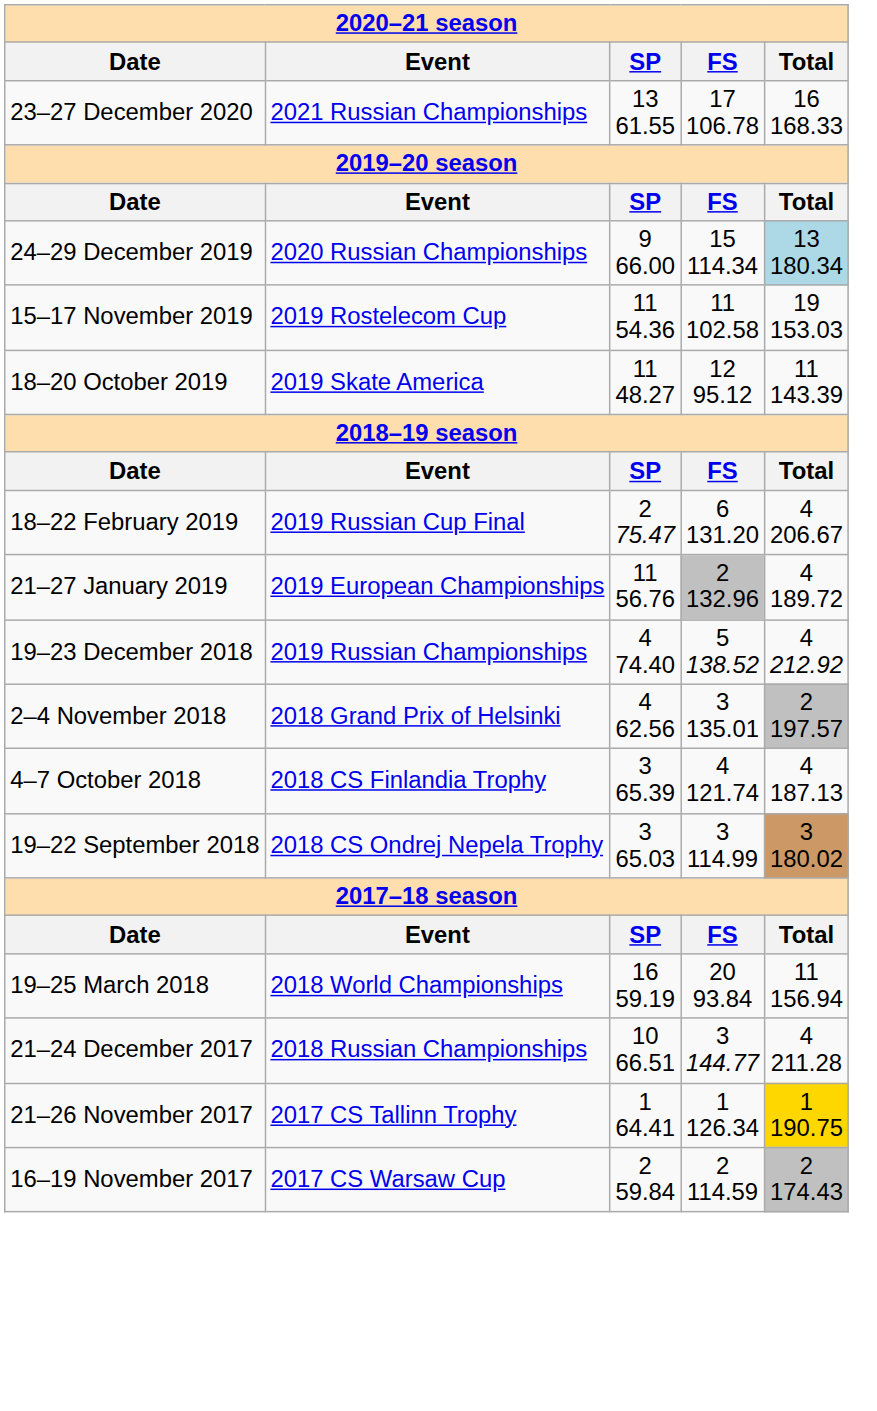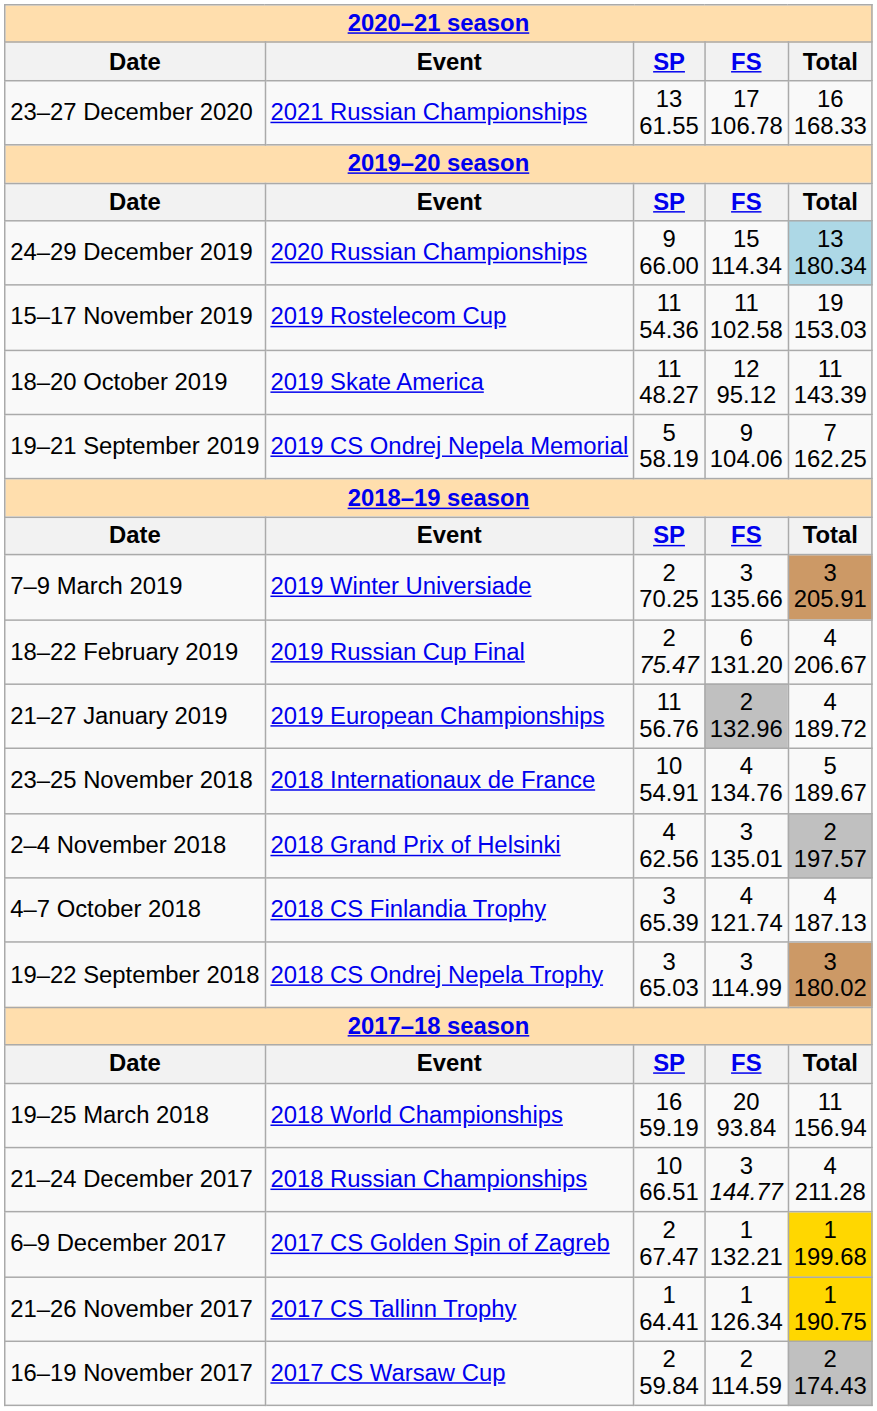+ row: (135, 446)
+ row: (96, 586)
- row: (132, 651)
+ row: (132, 780)
+ row: (118, 1244)
